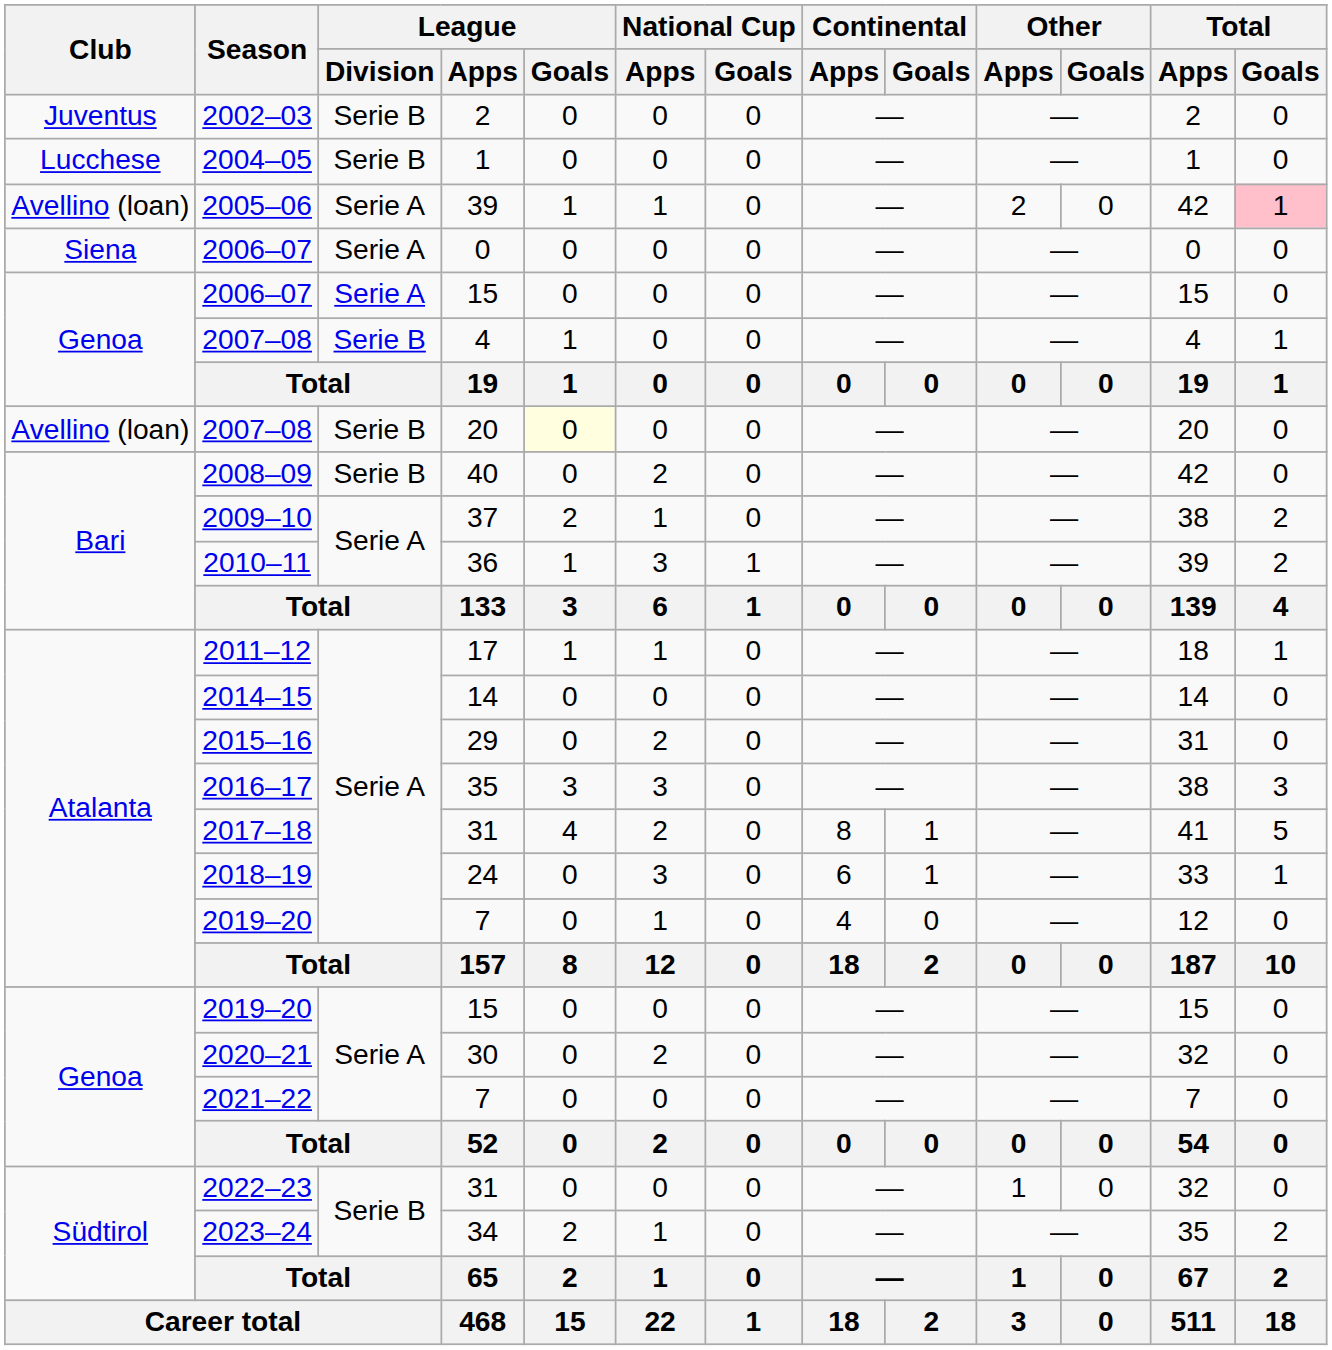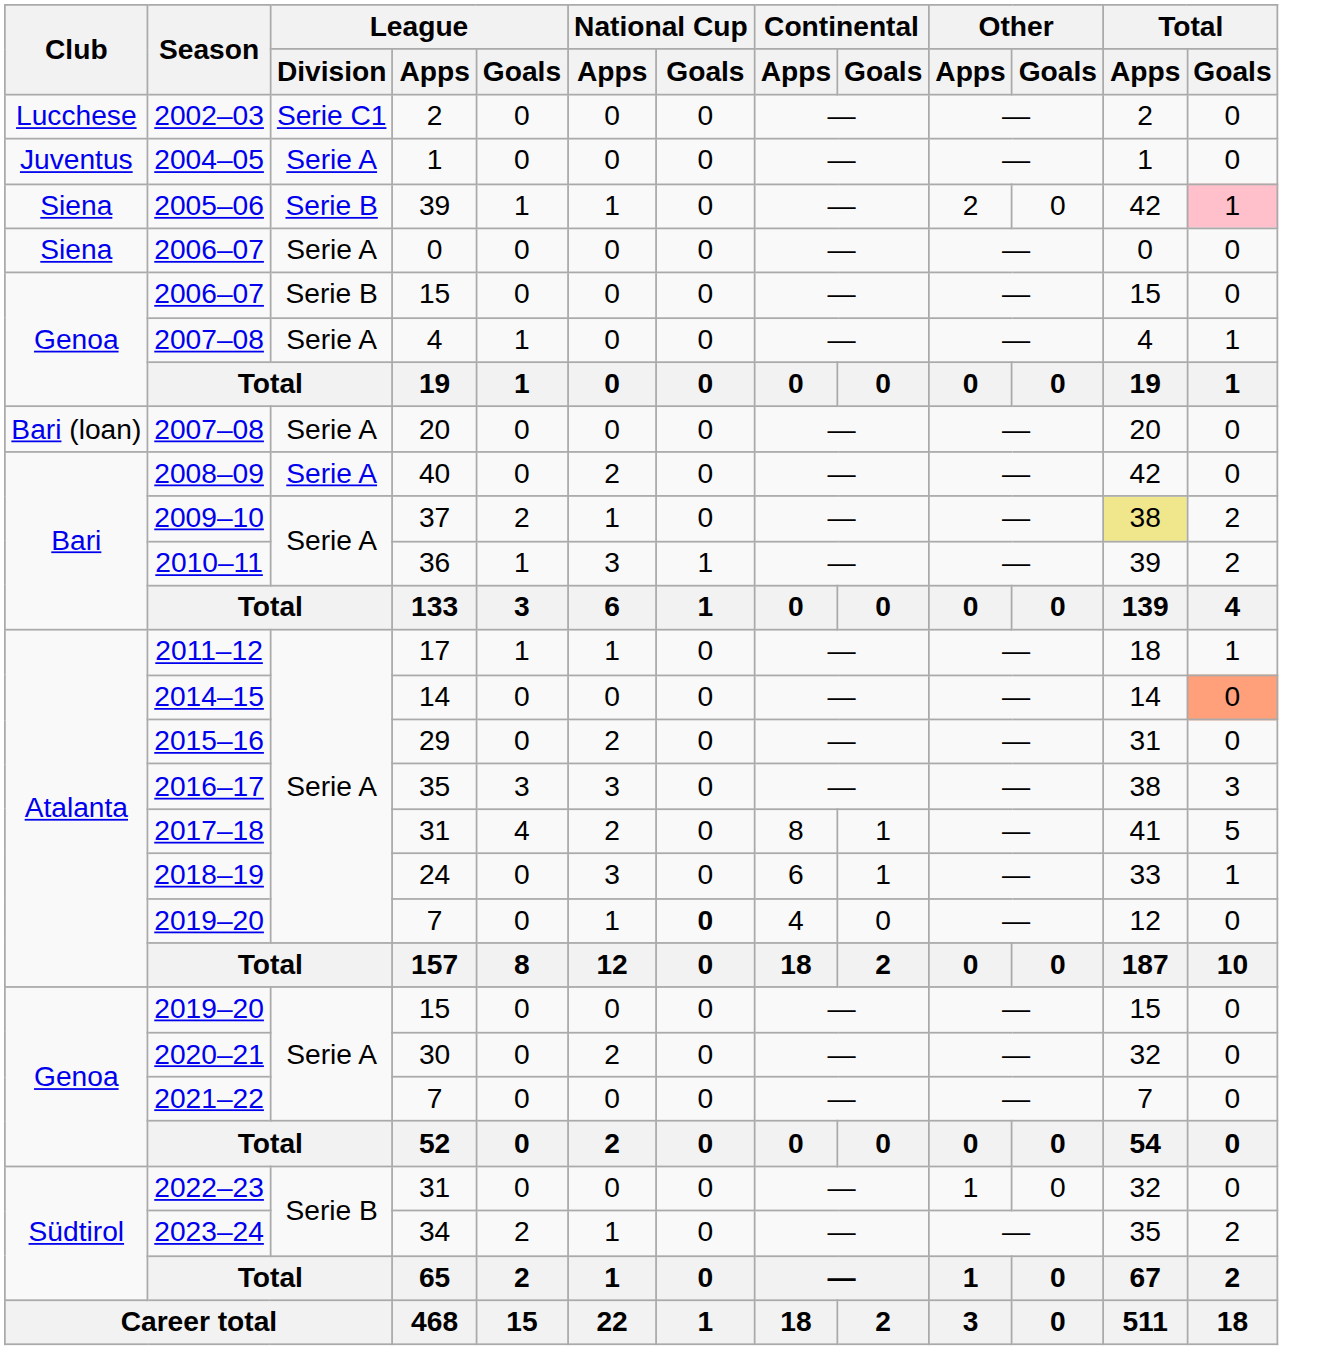(100, 116) Juventus -> (76, 116) Lucchese
(380, 116) Serie B -> (332, 116) Serie C1
(100, 160) Lucchese -> (76, 160) Juventus
(380, 160) Serie B -> (332, 160) Serie A
(100, 205) Avellino (loan) -> (76, 205) Siena
(380, 205) Serie A -> (332, 205) Serie B
(380, 294) Serie A -> (332, 294) Serie B
(380, 339) Serie B -> (332, 339) Serie A
(100, 428) Avellino (loan) -> (76, 428) Bari (loan)
(380, 428) Serie B -> (332, 428) Serie A
(570, 428) lightyellow background -> (522, 428) no background
(380, 473) Serie B -> (332, 473) Serie A
(1193, 518) no background -> (1145, 518) khaki background
(1280, 696) no background -> (1232, 696) lightsalmon background
(753, 920) normal -> (705, 920) bold
